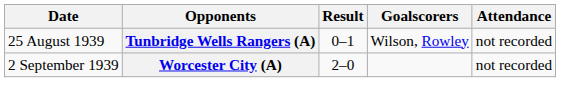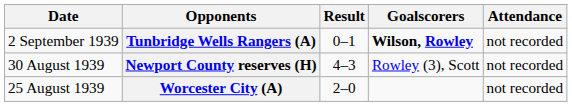(56, 40) 25 August 1939 -> (63, 40) 2 September 1939
(420, 40) normal -> (422, 40) bold
+ row: (221, 64)
(63, 64) 2 September 1939 -> (56, 88) 25 August 1939
